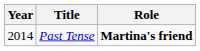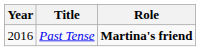(20, 35) 2014 -> (20, 35) 2016
